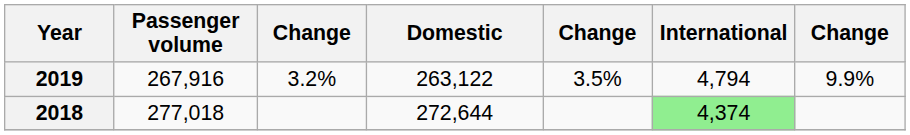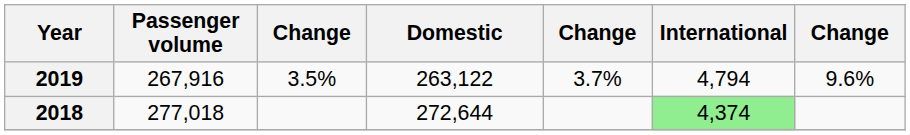(312, 79) 3.2% -> (312, 79) 3.5%
(597, 79) 3.5% -> (597, 79) 3.7%
(850, 79) 9.9% -> (850, 79) 9.6%
